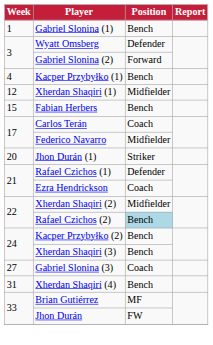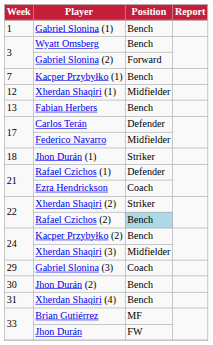(146, 44) Defender -> (140, 44) Bench
(9, 76) 4 -> (9, 76) 7
(12, 108) 15 -> (12, 108) 13
(140, 124) Coach -> (146, 124) Defender
(12, 156) 20 -> (12, 156) 18
(149, 204) Midfielder -> (141, 204) Striker
(140, 252) Bench -> (149, 252) Midfielder
(12, 268) 27 -> (12, 268) 29
+ row: (66, 284)
